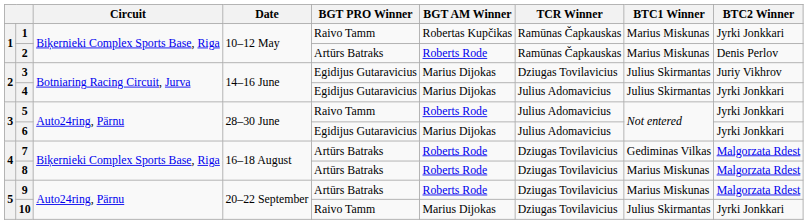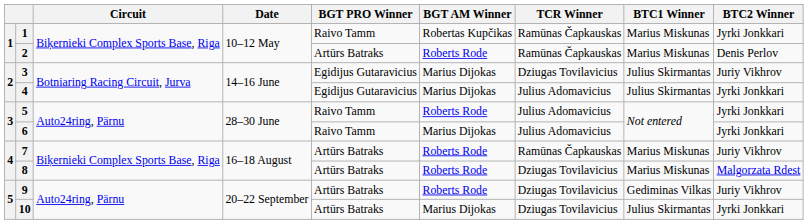(366, 130) Egidijus Gutaravicius -> (345, 130) Raivo Tamm
(568, 150) Dziugas Tovilavicius -> (570, 150) Ramūnas Čapkauskas
(669, 150) Gediminas Vilkas -> (668, 150) Marius Miskunas
(759, 150) Malgorzata Rdest -> (749, 150) Juriy Vikhrov
(668, 189) Marius Miskunas -> (669, 189) Gediminas Vilkas
(759, 189) Malgorzata Rdest -> (749, 189) Juriy Vikhrov
(345, 209) Raivo Tamm -> (349, 209) Artūrs Batraks
